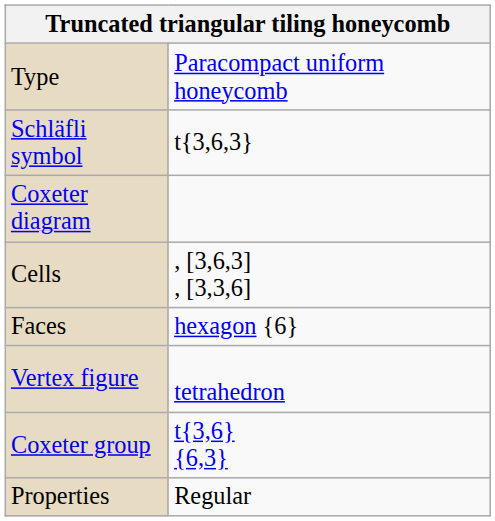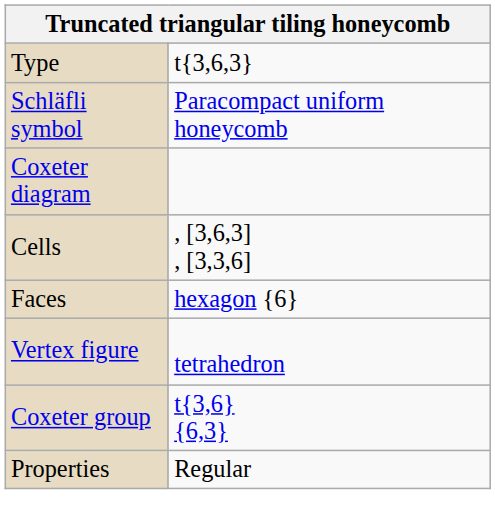(279, 76) Paracompact uniform honeycomb -> (214, 62) t{3,6,3}
(214, 142) t{3,6,3} -> (279, 114) Paracompact uniform honeycomb
